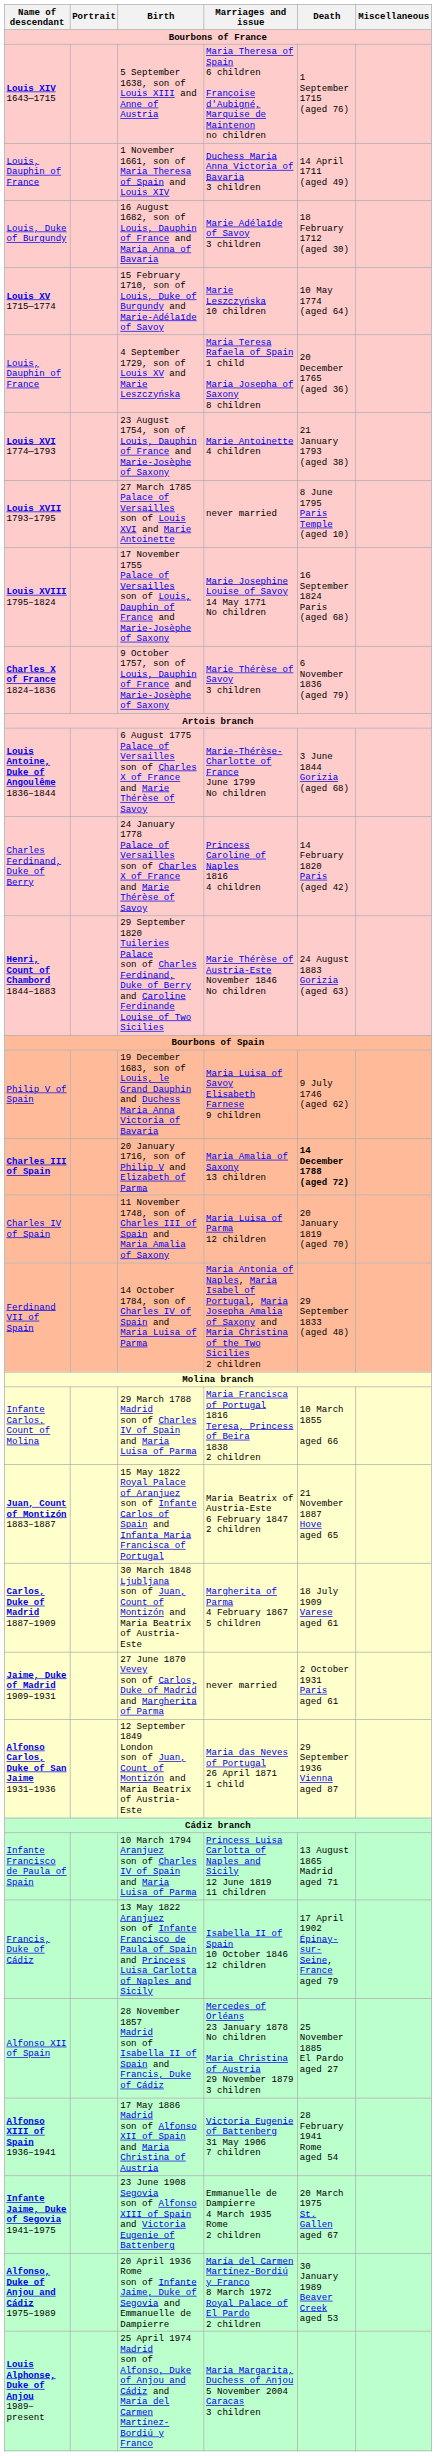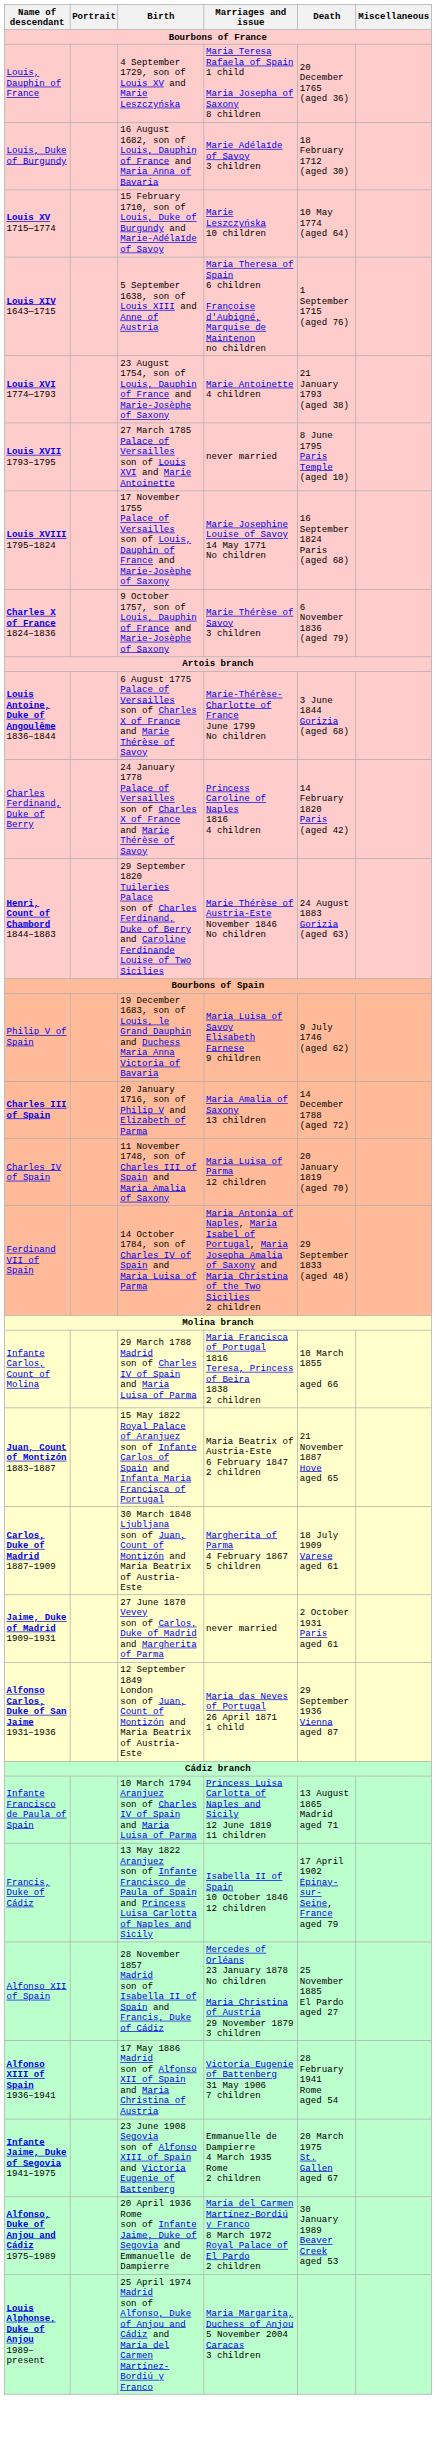rows swapped: (158, 94) <-> (153, 374)
- row: (156, 172)
(324, 1167) bold -> (324, 1110) normal
